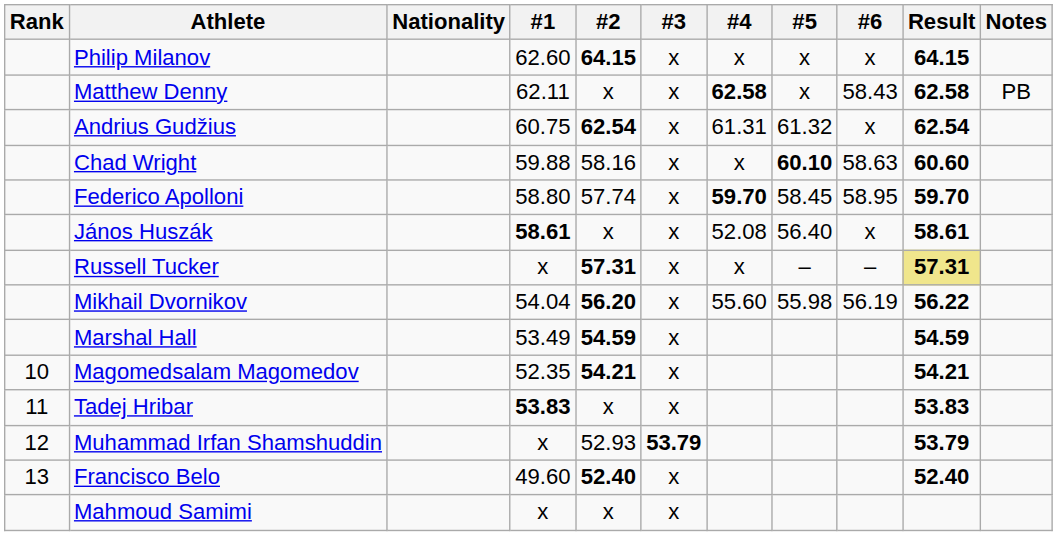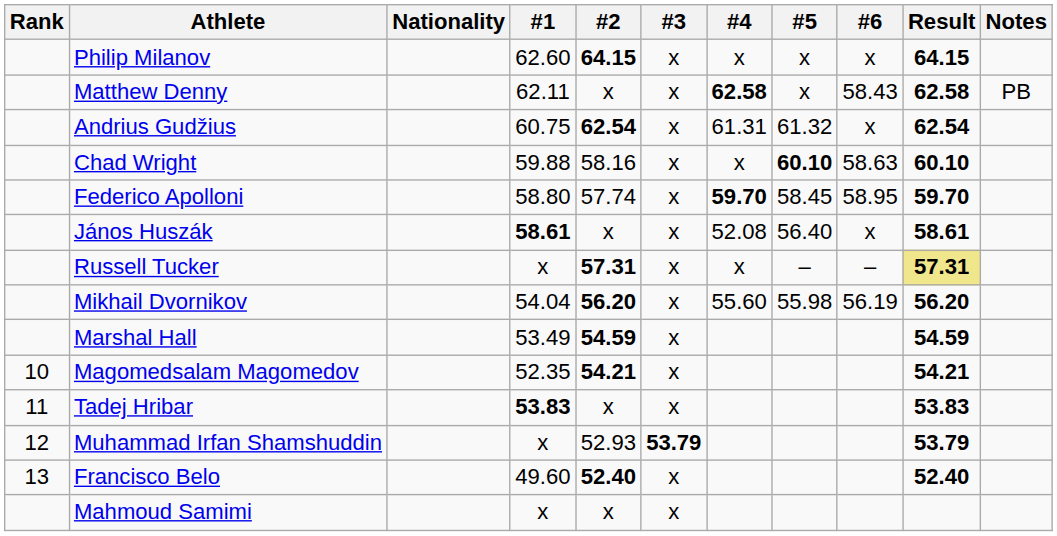(942, 162) 60.60 -> (942, 162) 60.10
(942, 302) 56.22 -> (942, 302) 56.20
